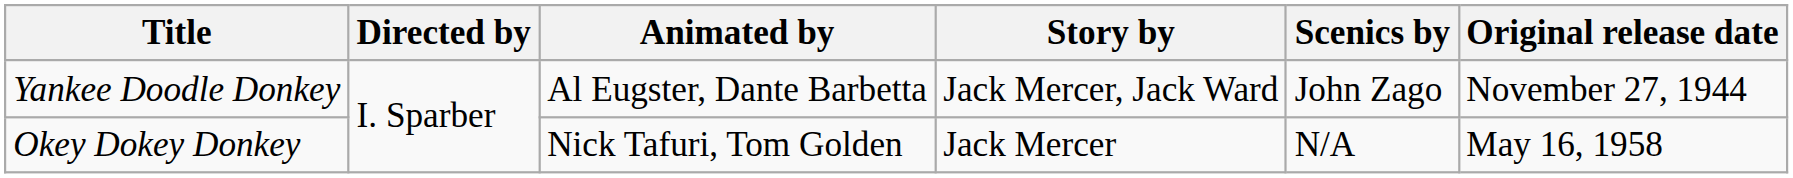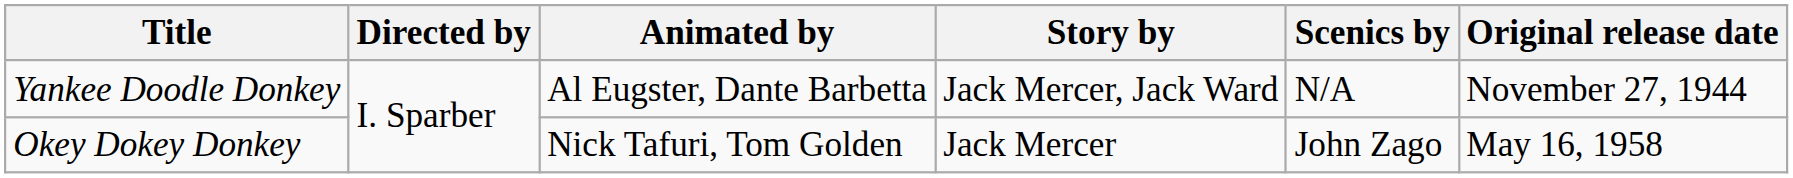(1368, 88) John Zago -> (1325, 88) N/A
(1325, 144) N/A -> (1368, 144) John Zago
